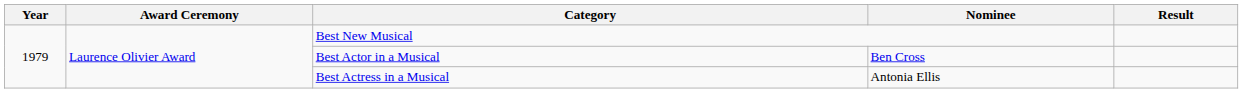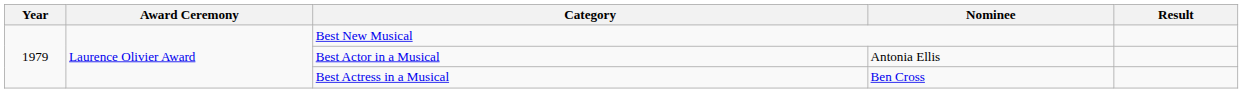(898, 56) Ben Cross -> (905, 56) Antonia Ellis
(905, 77) Antonia Ellis -> (898, 77) Ben Cross
